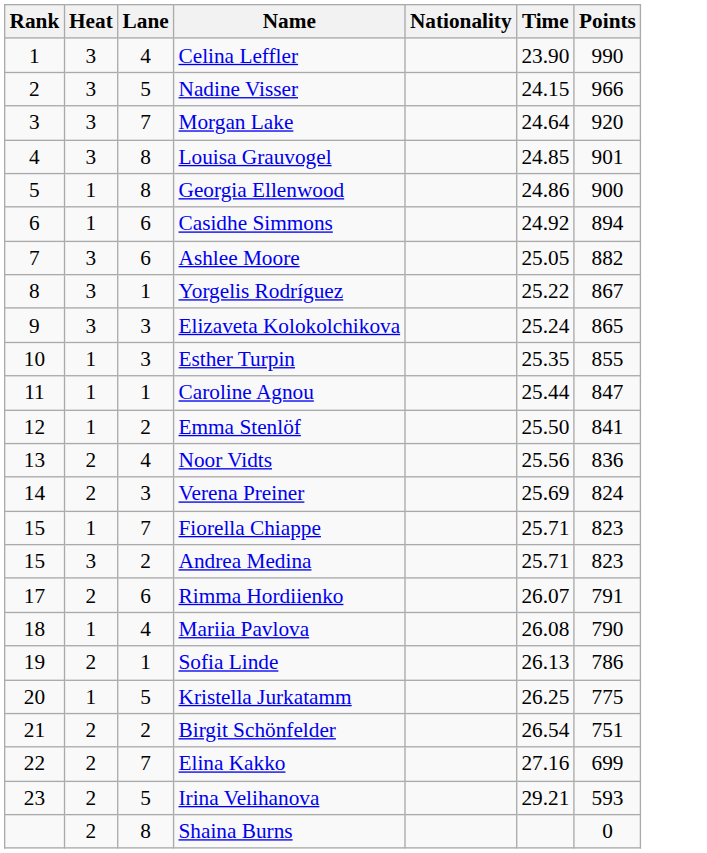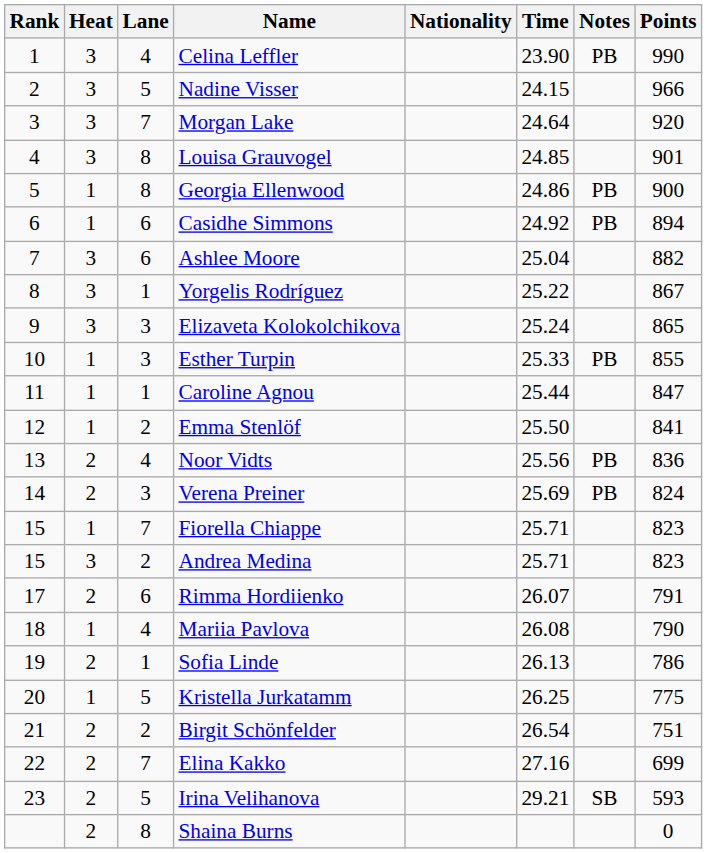+ column: (605, 21)
(545, 257) 25.05 -> (545, 257) 25.04
(545, 358) 25.35 -> (545, 358) 25.33
